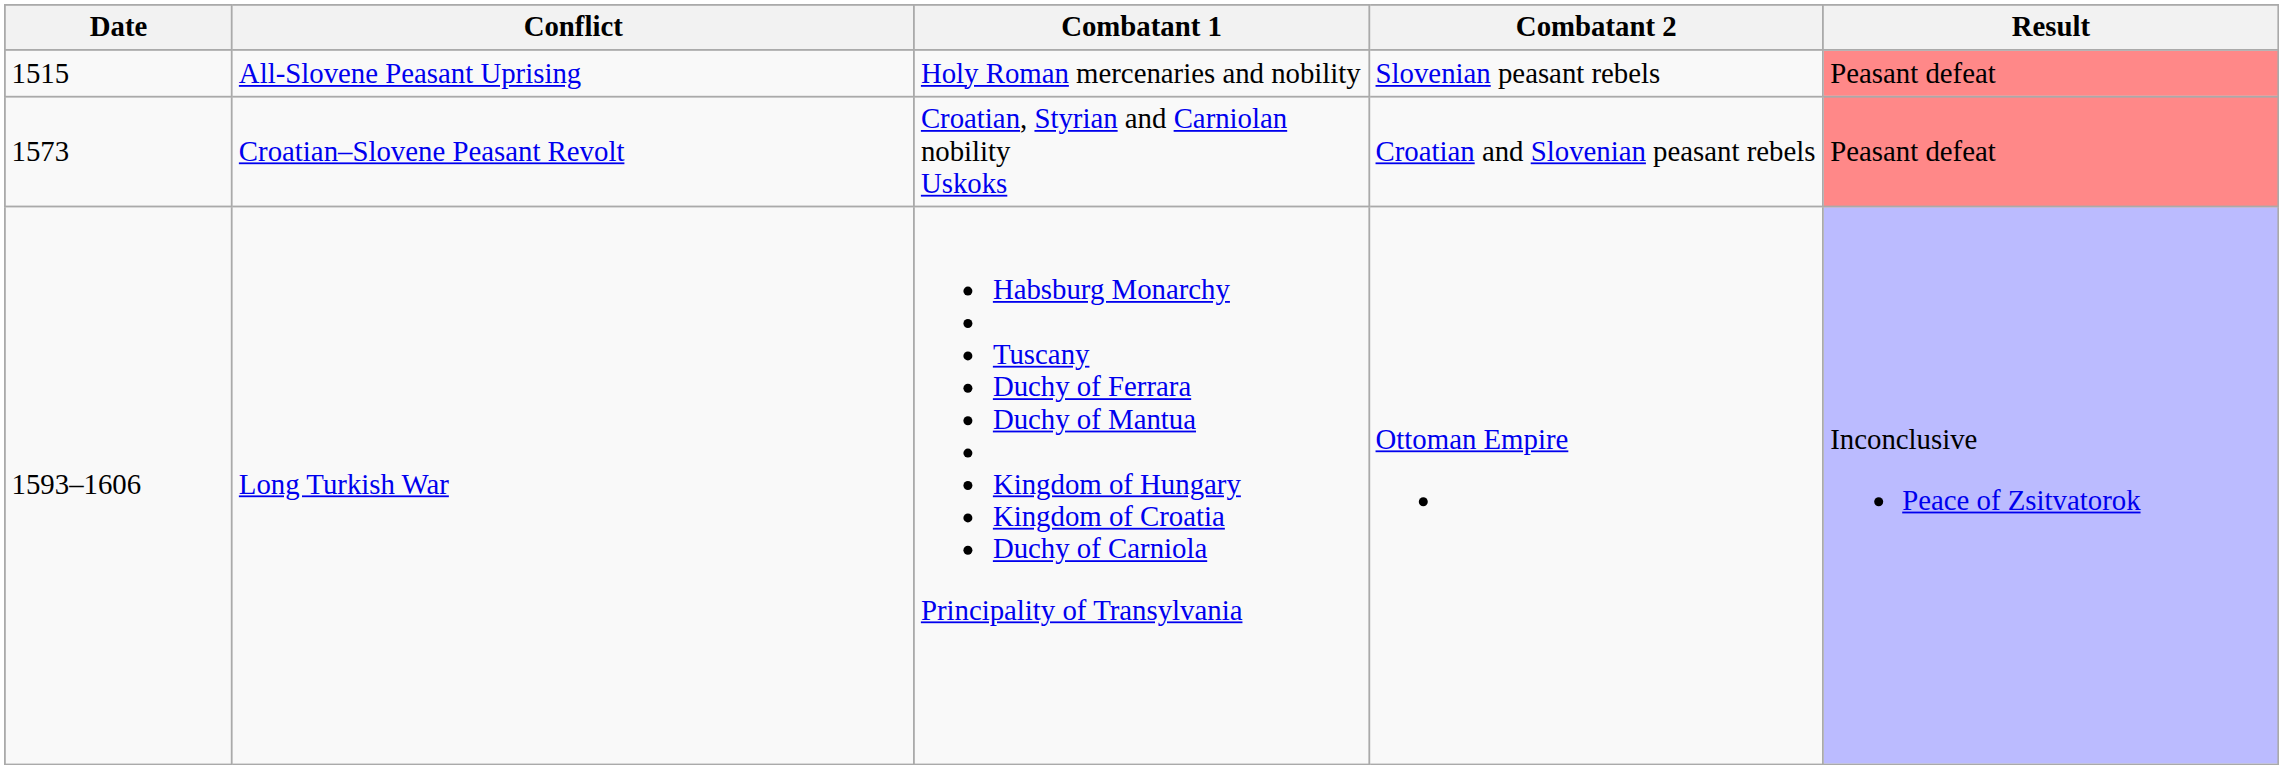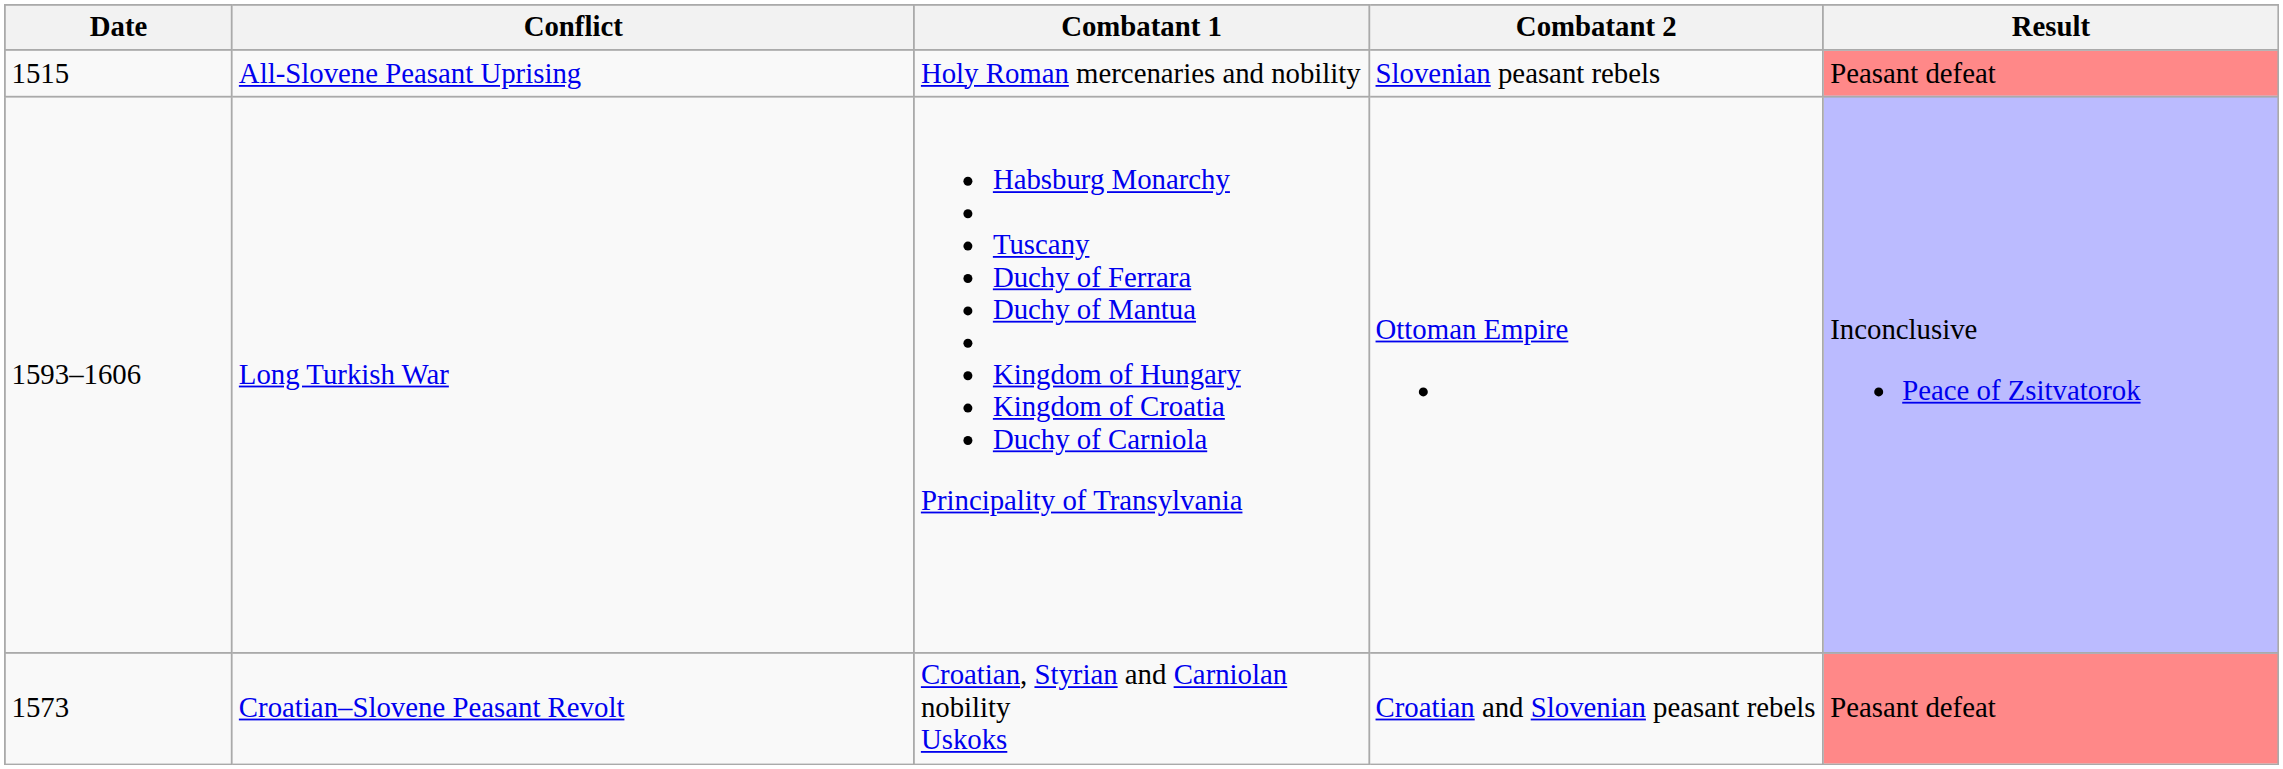rows swapped: (432, 151) <-> (344, 484)
